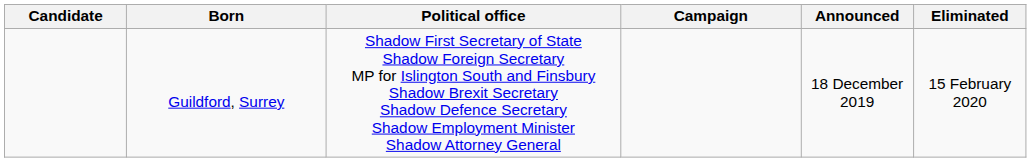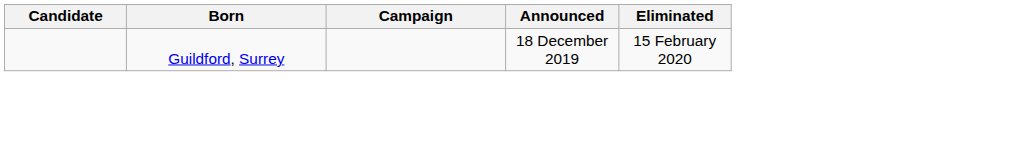- column: (473, 16)
